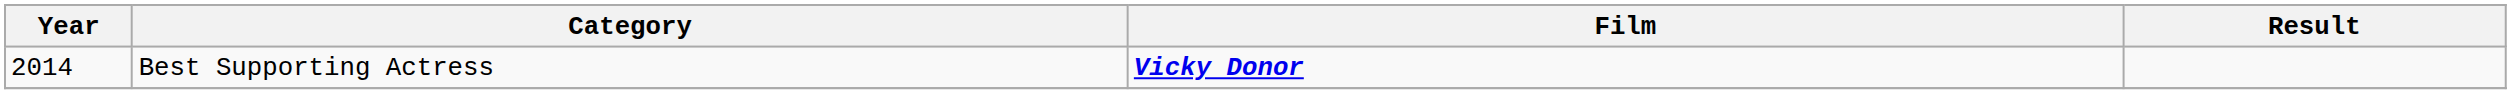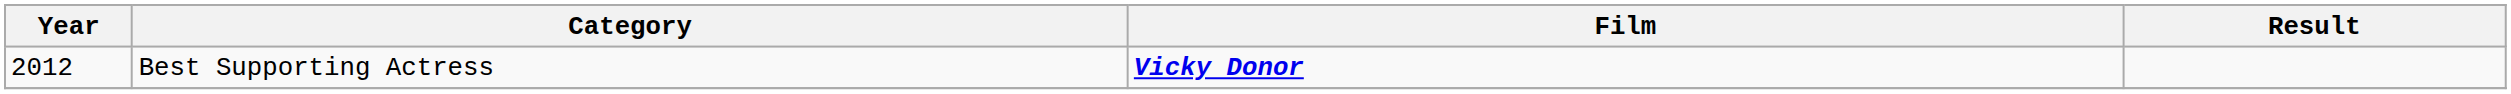(42, 68) 2014 -> (42, 68) 2012
